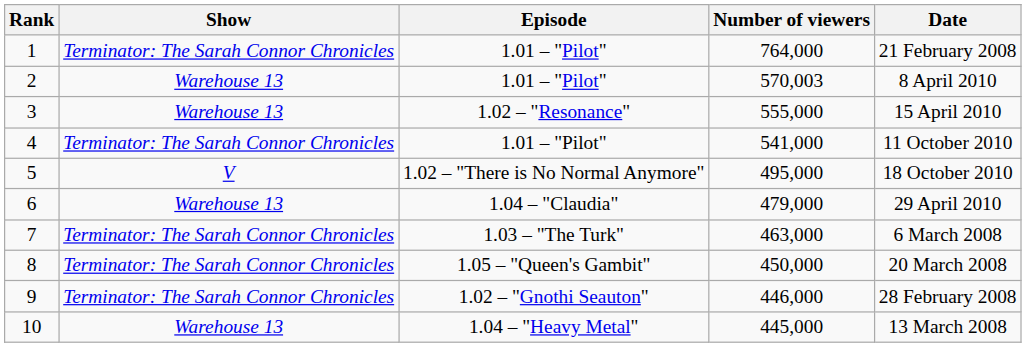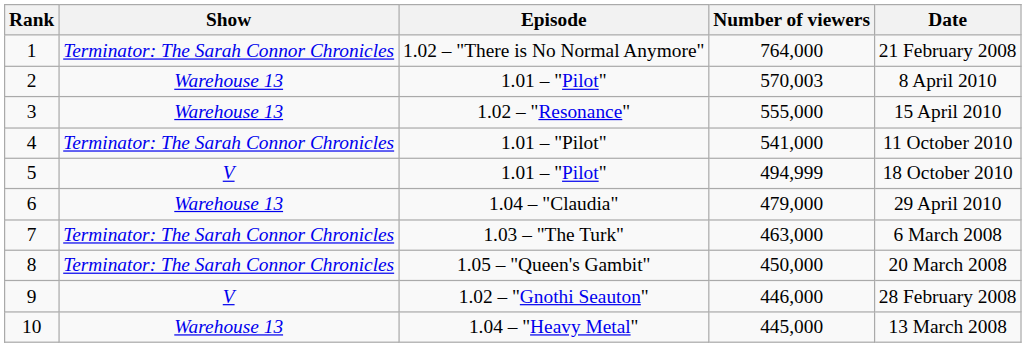(554, 50) 1.01 – "Pilot" -> (554, 50) 1.02 – "There is No Normal Anymore"
(554, 173) 1.02 – "There is No Normal Anymore" -> (554, 173) 1.01 – "Pilot"
(792, 173) 495,000 -> (792, 173) 494,999
(229, 296) Terminator: The Sarah Connor Chronicles -> (229, 296) V
